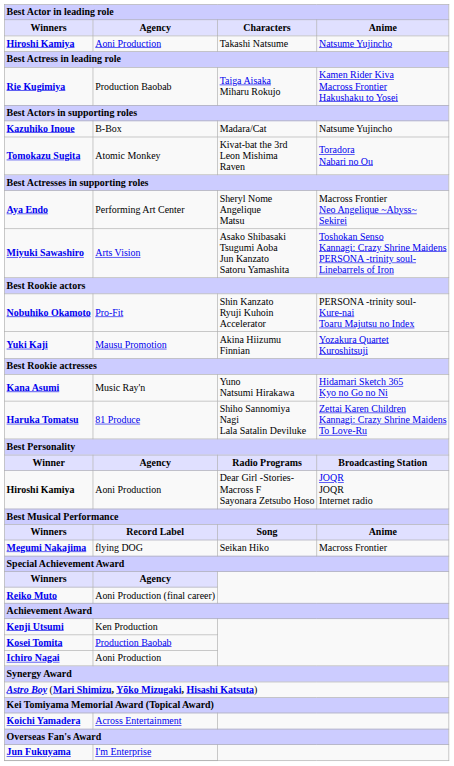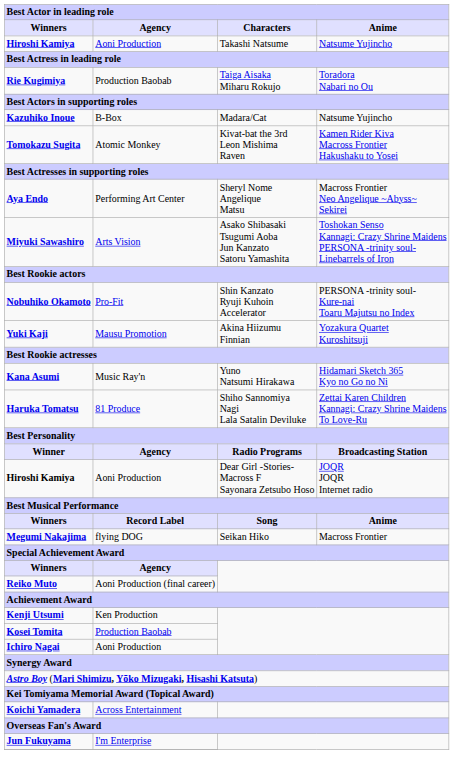(359, 86) Kamen Rider Kiva Macross Frontier Hakushaku to Yosei -> (346, 80) Toradora Nabari no Ou
(346, 155) Toradora Nabari no Ou -> (359, 144) Kamen Rider Kiva Macross Frontier Hakushaku to Yosei
